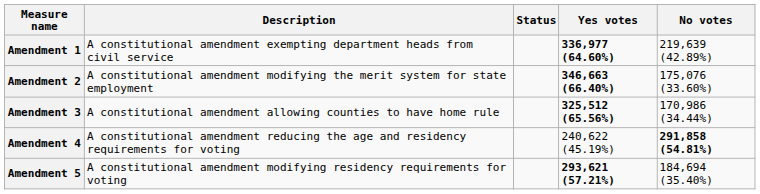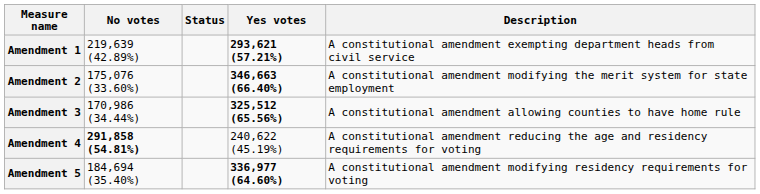columns swapped: (299, 20) <-> (706, 20)
(588, 51) 336,977 (64.60%) -> (257, 51) 293,621 (57.21%)
(588, 174) 293,621 (57.21%) -> (257, 174) 336,977 (64.60%)
